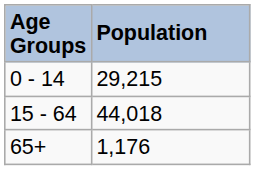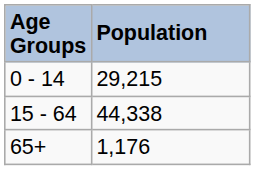(129, 113) 44,018 -> (129, 113) 44,338
